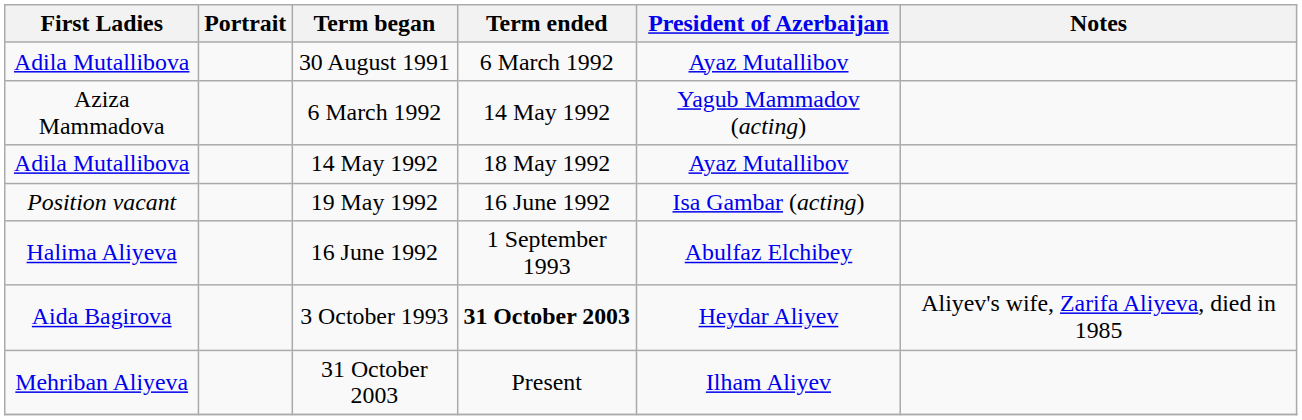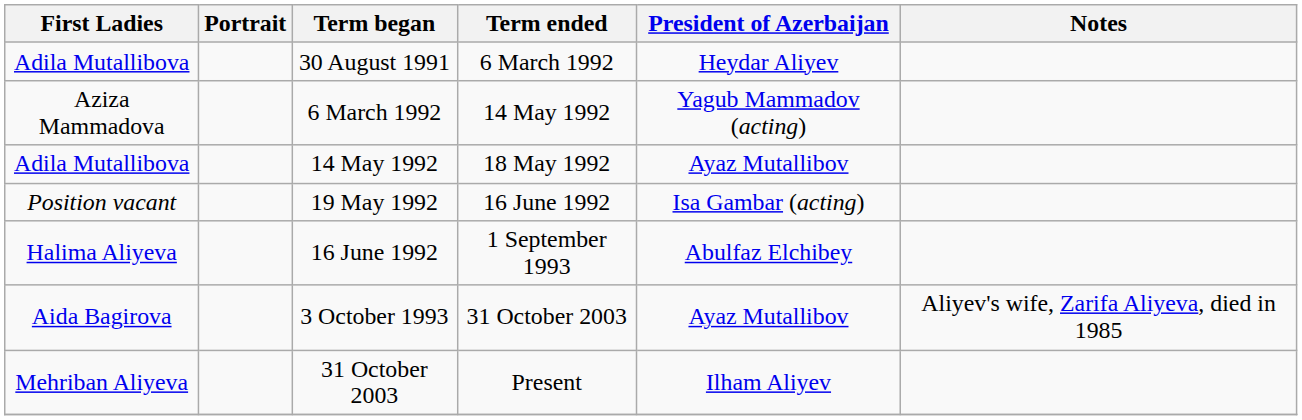(768, 61) Ayaz Mutallibov -> (768, 61) Heydar Aliyev
(547, 317) bold -> (547, 317) normal
(768, 317) Heydar Aliyev -> (768, 317) Ayaz Mutallibov
